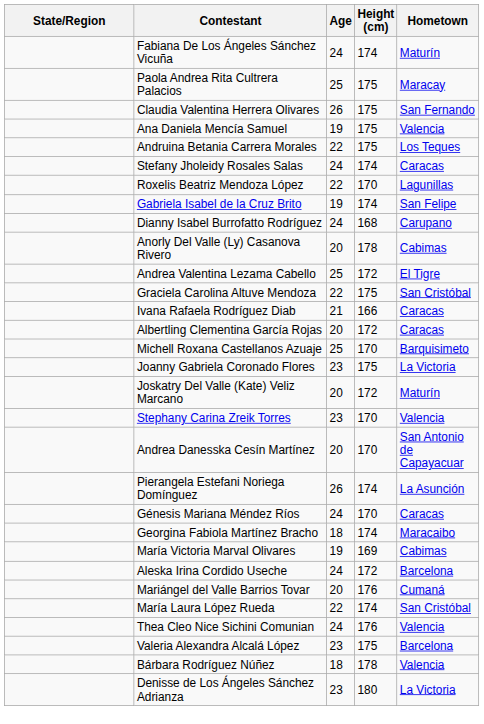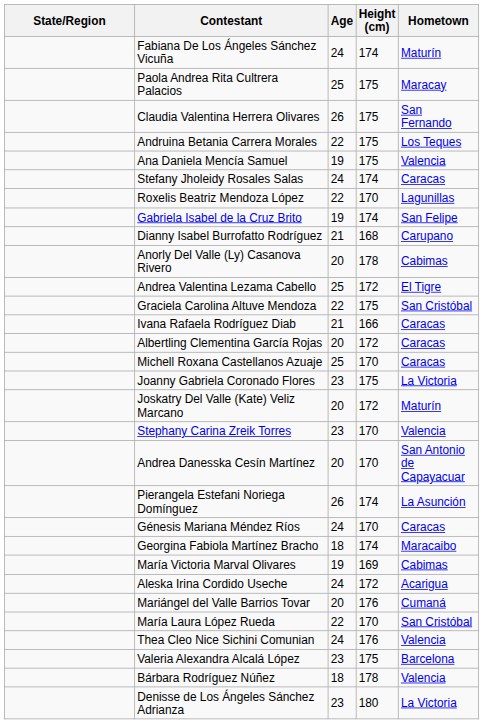rows swapped: (212, 129) <-> (227, 148)
(336, 223) 24 -> (337, 236) 21
(434, 349) Barquisimeto -> (423, 362) Caracas
(426, 570) Barcelona -> (424, 584) Acarigua
(367, 608) 174 -> (369, 621) 170
